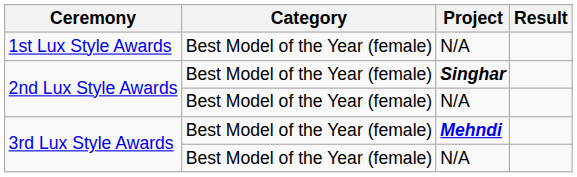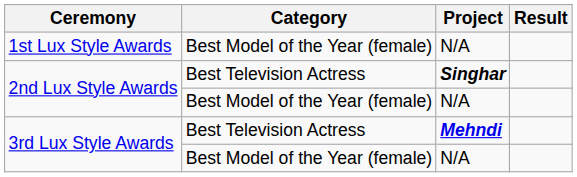(309, 74) Best Model of the Year (female) -> (275, 74) Best Television Actress
(309, 130) Best Model of the Year (female) -> (275, 130) Best Television Actress
